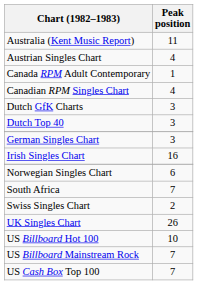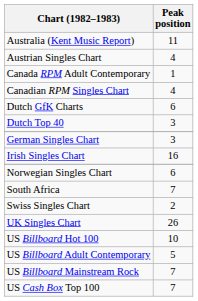(173, 106) 3 -> (173, 106) 6
+ row: (79, 255)
